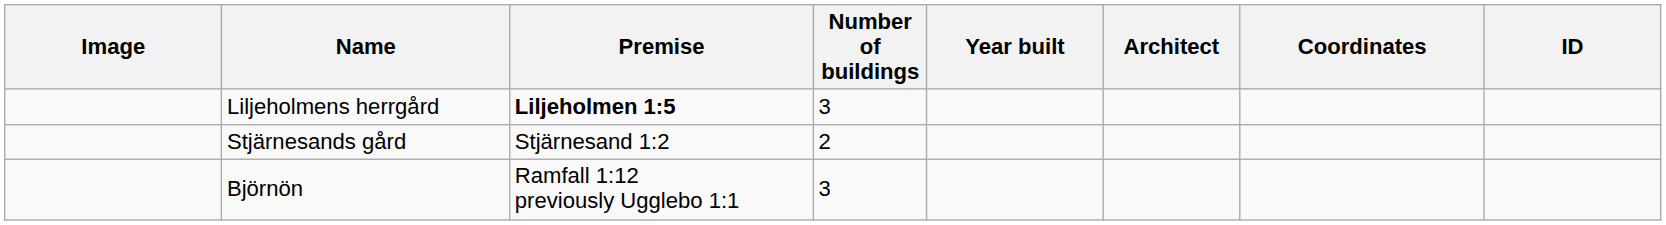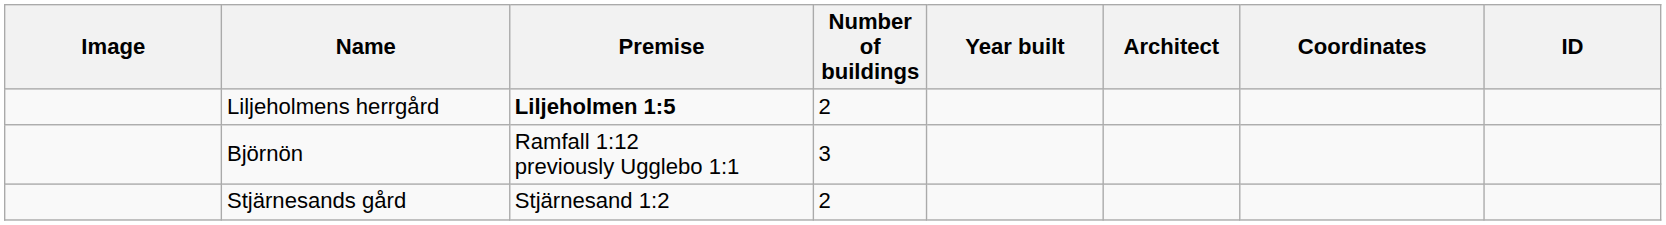(825, 106) 3 -> (825, 106) 2
rows swapped: (317, 141) <-> (265, 189)
